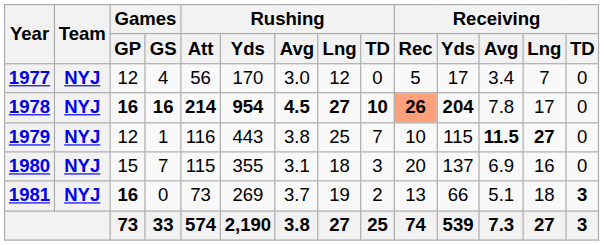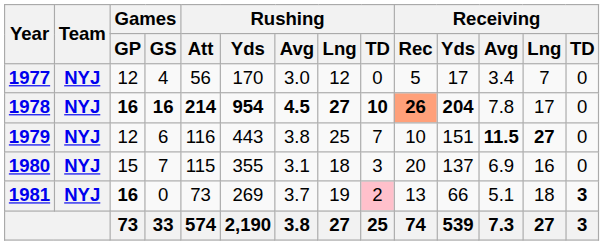(163, 136) 1 -> (163, 136) 6
(458, 136) 115 -> (458, 136) 151
(378, 195) no background -> (378, 195) pink background
